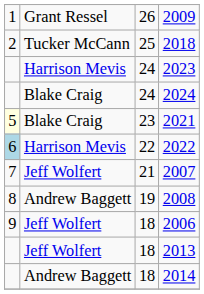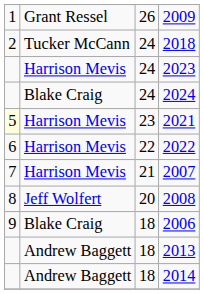(147, 43) 25 -> (147, 43) 24
(63, 120) Blake Craig -> (75, 120) Harrison Mevis
(12, 146) lightblue background -> (12, 146) no background
(63, 172) Jeff Wolfert -> (75, 172) Harrison Mevis
(78, 198) Andrew Baggett -> (63, 198) Jeff Wolfert
(147, 198) 19 -> (147, 198) 20
(63, 224) Jeff Wolfert -> (63, 224) Blake Craig
(63, 250) Jeff Wolfert -> (78, 250) Andrew Baggett
